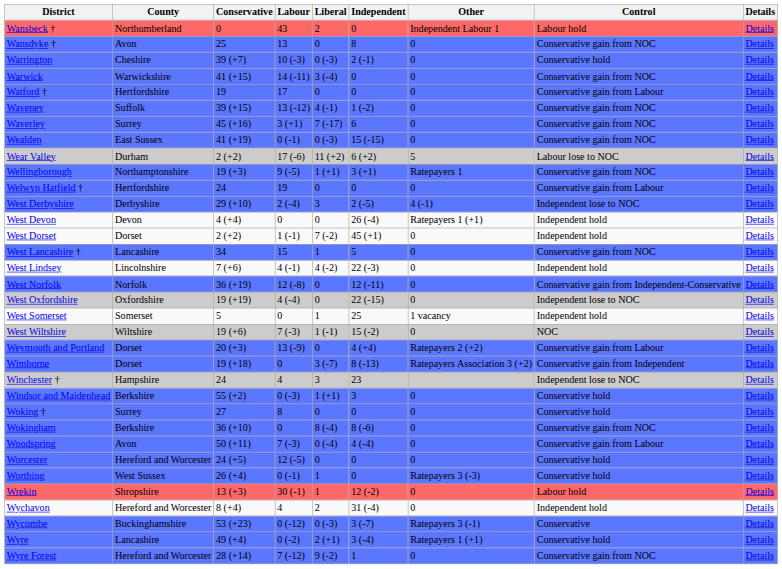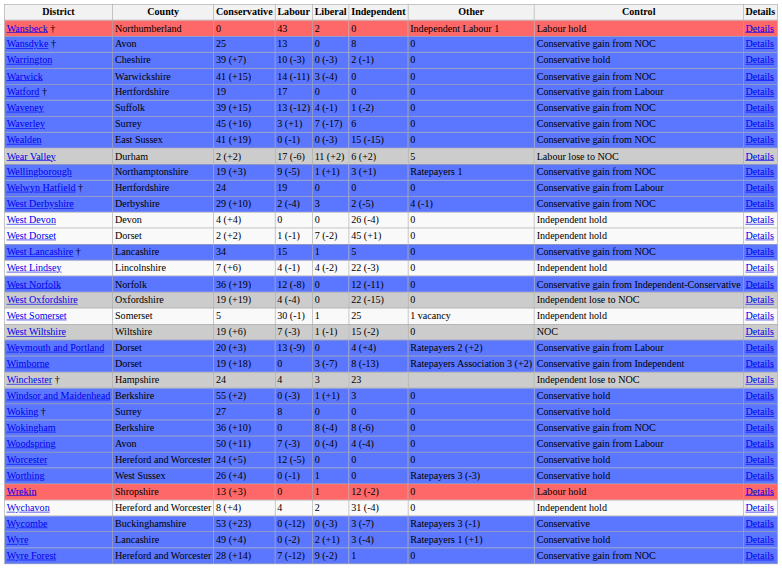(588, 204) Independent lose to NOC -> (596, 204) Conservative gain from NOC
(446, 220) Ratepayers 1 (+1) -> (413, 220) 0
(280, 316) 0 -> (291, 316) 30 (-1)
(291, 492) 30 (-1) -> (280, 492) 0
